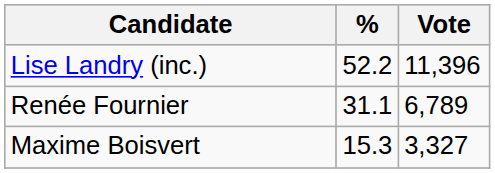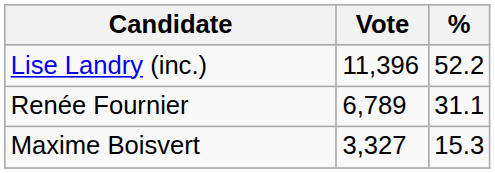columns swapped: (444, 24) <-> (367, 24)
